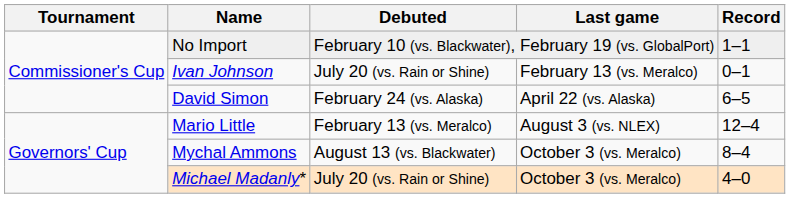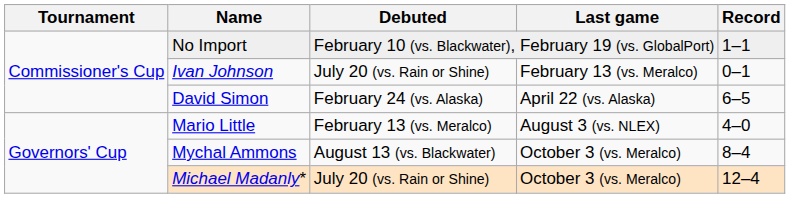(741, 125) 12–4 -> (736, 125) 4–0
(736, 179) 4–0 -> (741, 179) 12–4
